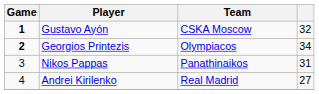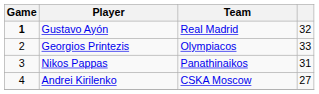(216, 30) CSKA Moscow -> (209, 30) Real Madrid
(22, 47) bold -> (22, 47) normal
(305, 47) 34 -> (305, 47) 33
(209, 81) Real Madrid -> (216, 81) CSKA Moscow
